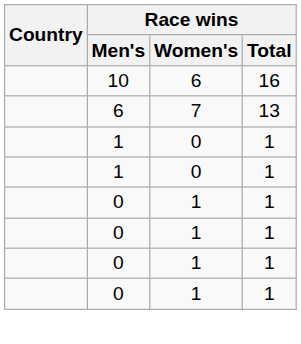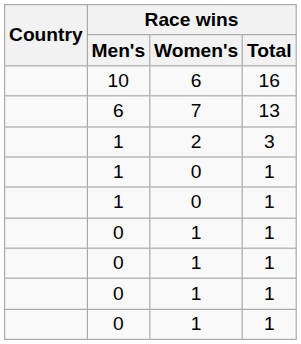+ row: (118, 141)
